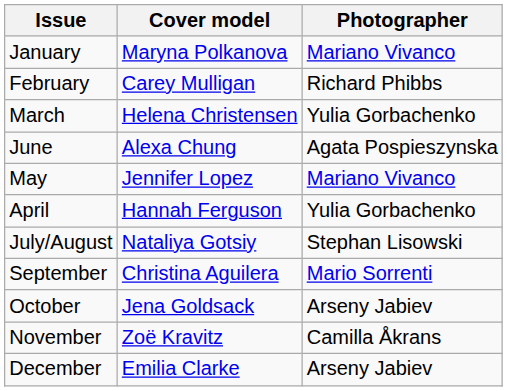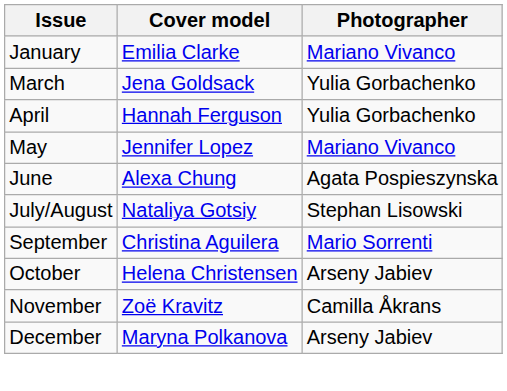(205, 52) Maryna Polkanova -> (181, 52) Emilia Clarke
- row: (49, 83)
(210, 115) Helena Christensen -> (188, 83) Jena Goldsack
rows swapped: (29, 210) <-> (31, 147)
(188, 305) Jena Goldsack -> (210, 274) Helena Christensen
(181, 369) Emilia Clarke -> (205, 337) Maryna Polkanova
